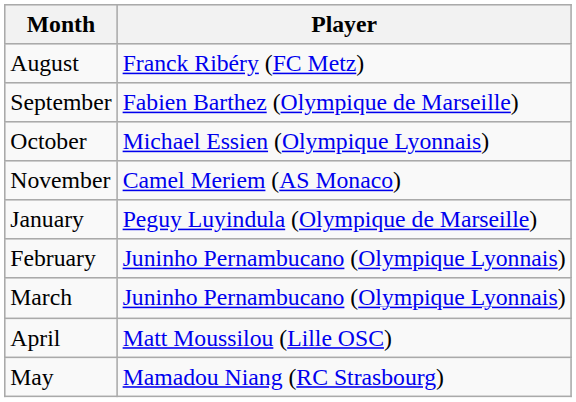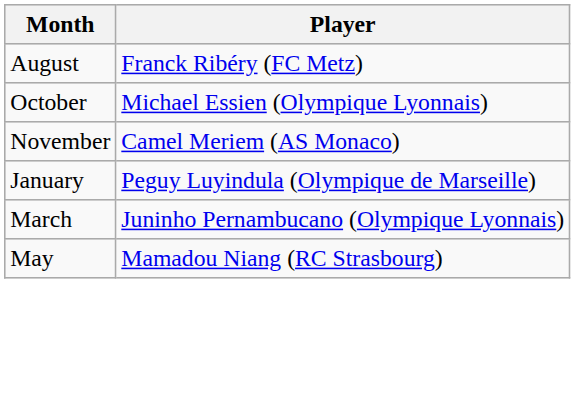- row: (61, 102)
- row: (53, 258)
- row: (35, 337)
